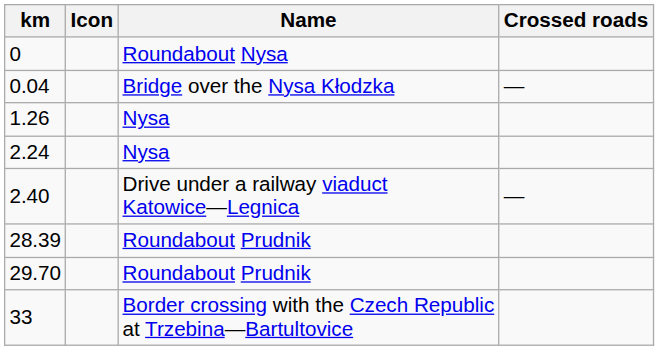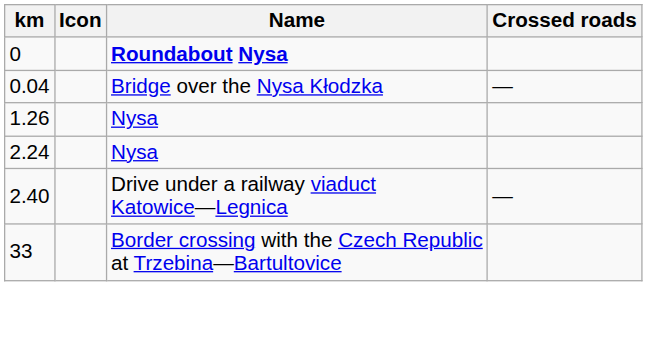(205, 53) normal -> (199, 53) bold
- row: (35, 240)
- row: (35, 273)
